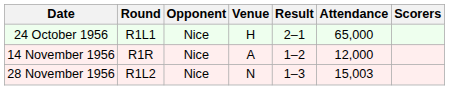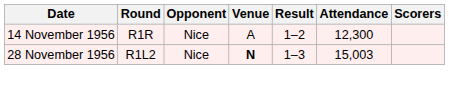- row: (61, 34)
(354, 54) 12,000 -> (354, 34) 12,300
(251, 74) normal -> (251, 54) bold
